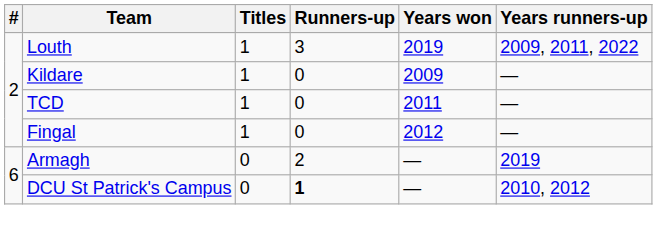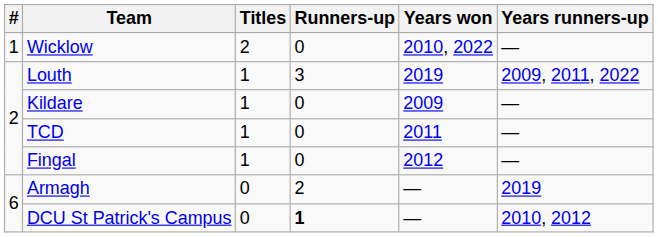+ row: (60, 47)
